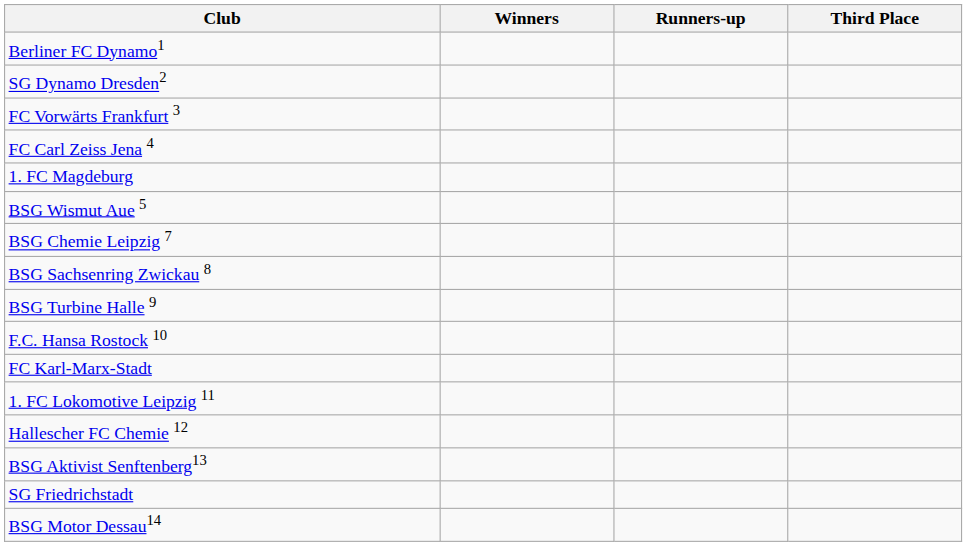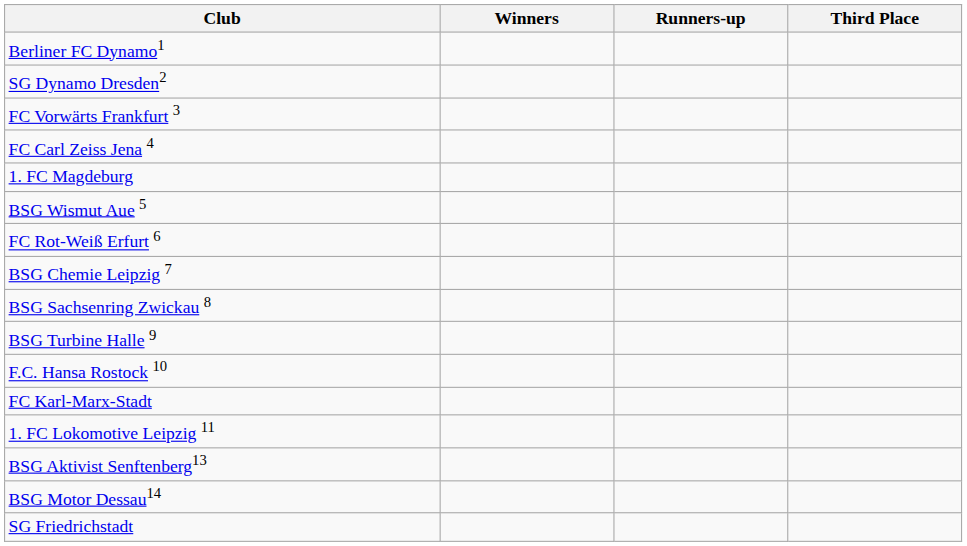+ row: (85, 240)
- row: (98, 431)
rows swapped: (71, 494) <-> (85, 524)
